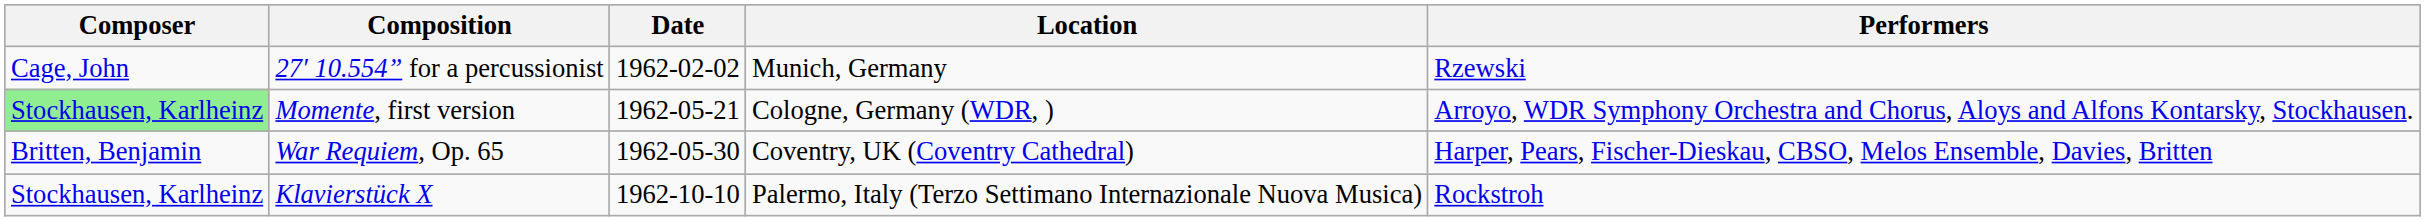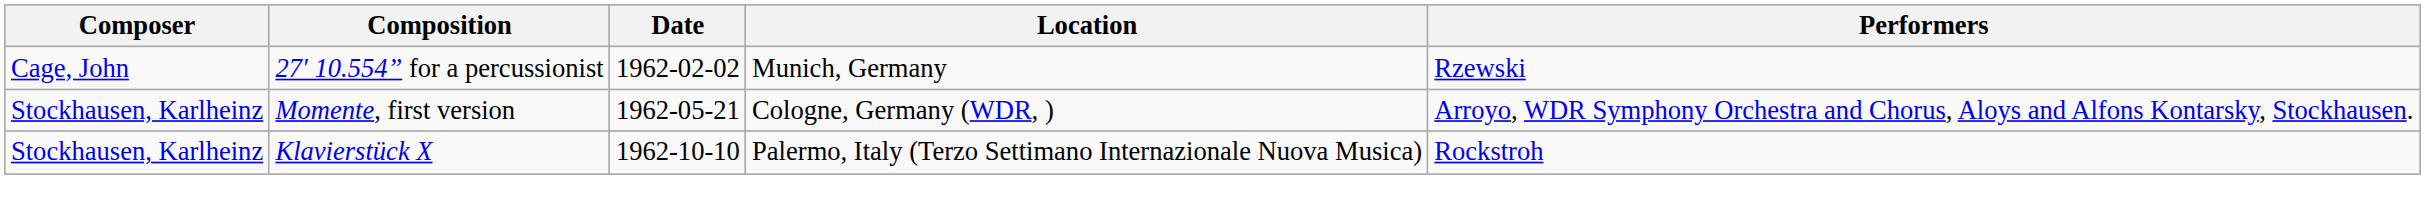(137, 109) lightgreen background -> (137, 109) no background
- row: (390, 151)
